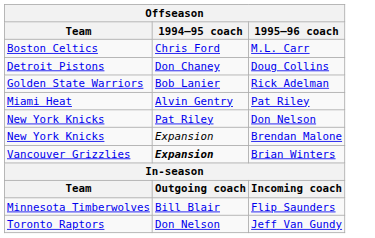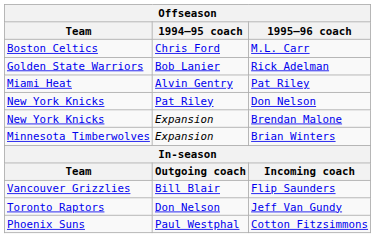- row: (290, 66)
(69, 154) Vancouver Grizzlies -> (78, 136) Minnesota Timberwolves
(184, 154) bold -> (184, 136) normal
(78, 207) Minnesota Timberwolves -> (69, 189) Vancouver Grizzlies
+ row: (310, 224)
